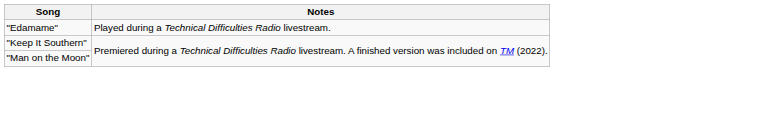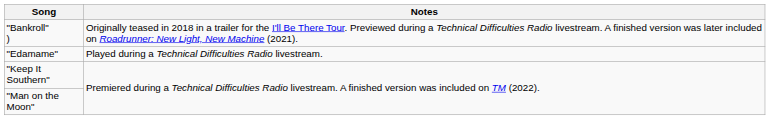+ row: (28, 33)
